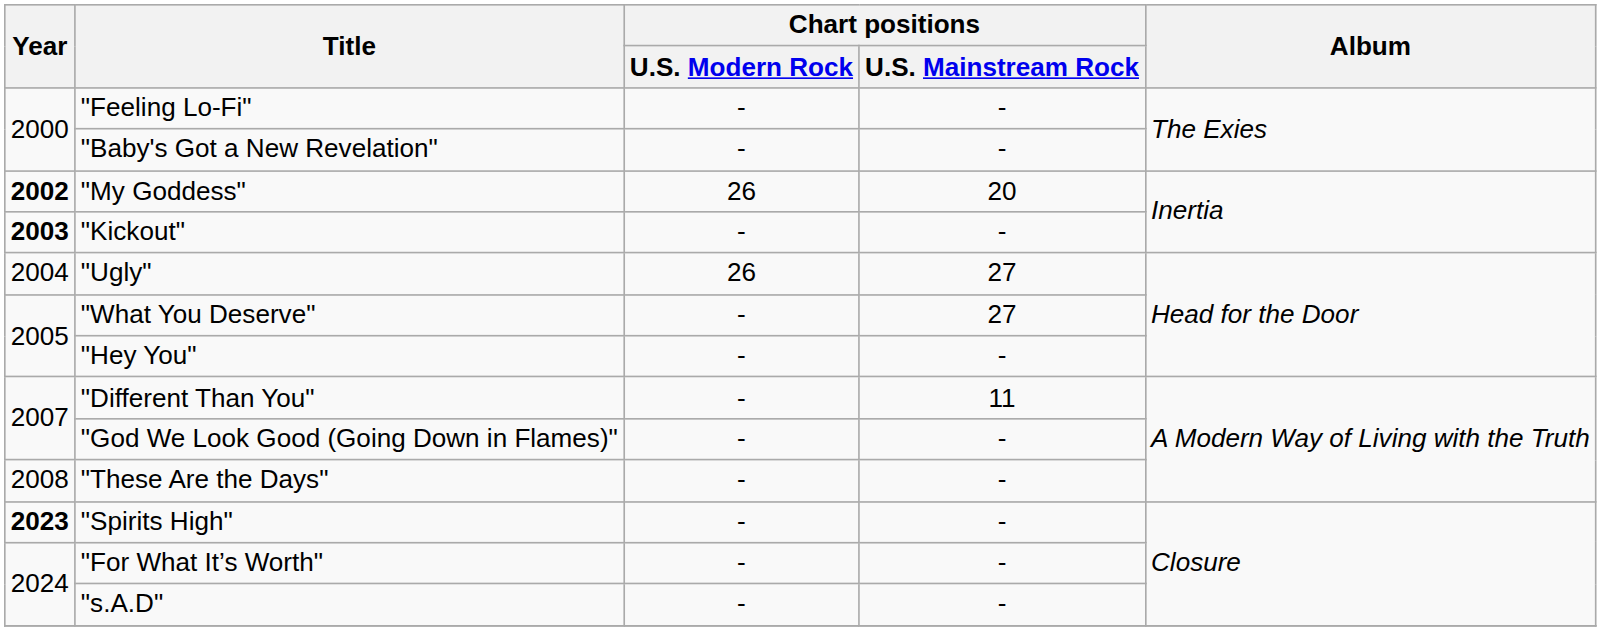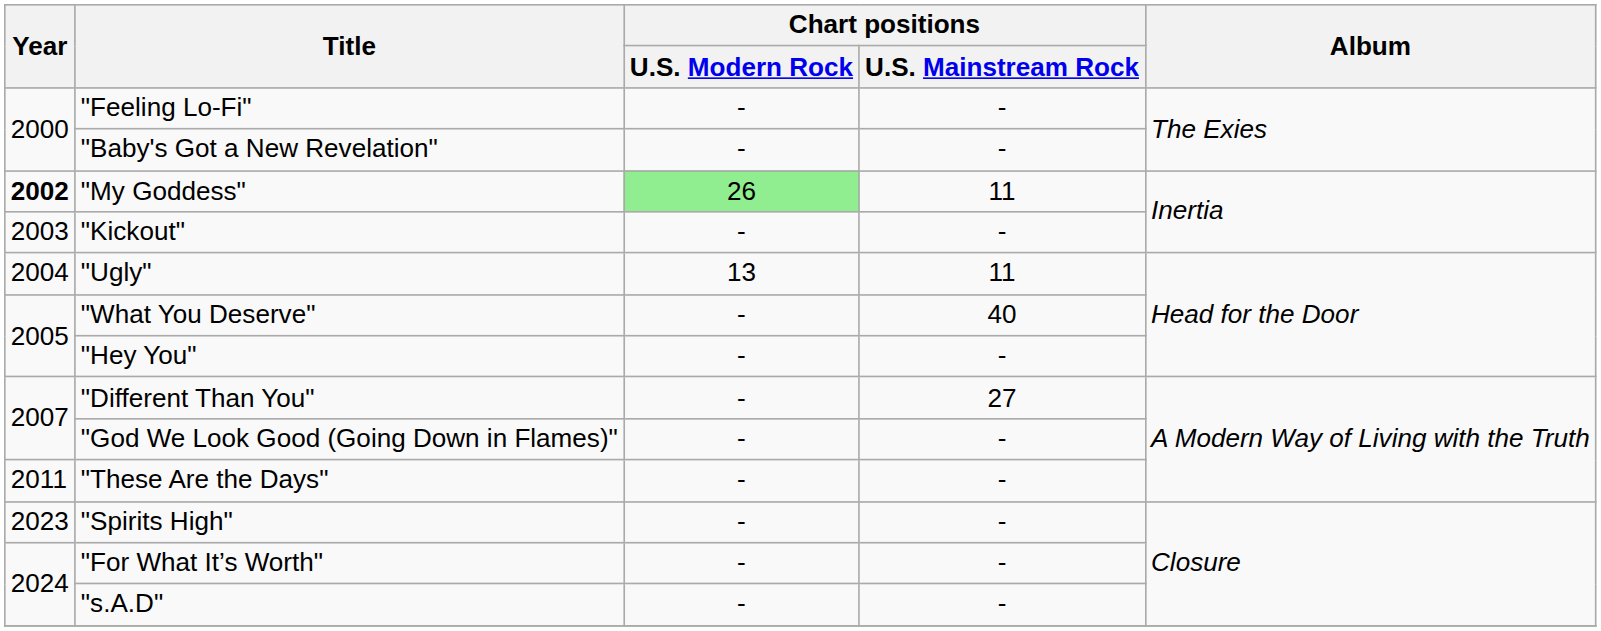(741, 190) no background -> (741, 190) lightgreen background
(1002, 190) 20 -> (1002, 190) 11
(40, 231) bold -> (40, 231) normal
(741, 273) 26 -> (741, 273) 13
(1002, 273) 27 -> (1002, 273) 11
(1002, 314) 27 -> (1002, 314) 40
(1002, 397) 11 -> (1002, 397) 27
(40, 480) 2008 -> (39, 480) 2011
(40, 521) bold -> (40, 521) normal
